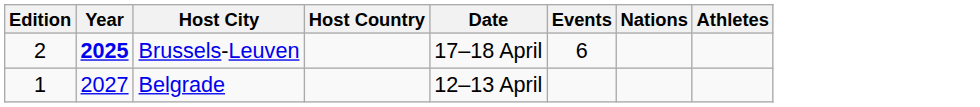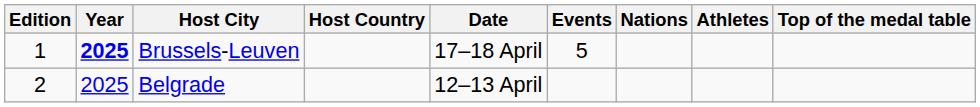+ column: (874, 19)
(40, 50) 2 -> (40, 50) 1
(582, 50) 6 -> (582, 50) 5
(40, 84) 1 -> (40, 84) 2
(105, 84) 2027 -> (105, 84) 2025
